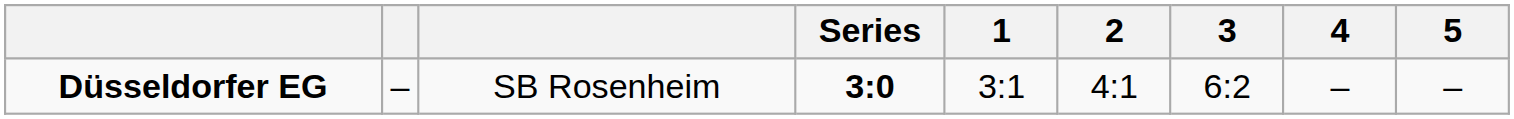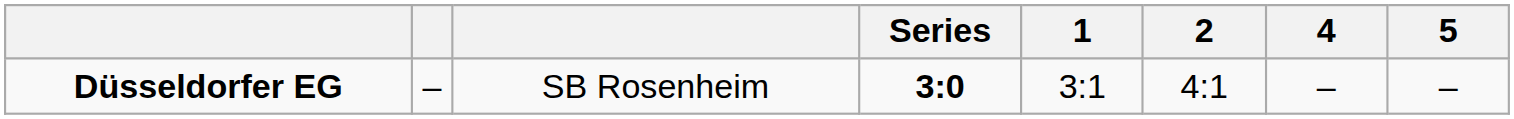- column: (1227, 31)
